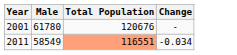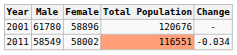+ column: (82, 12)
